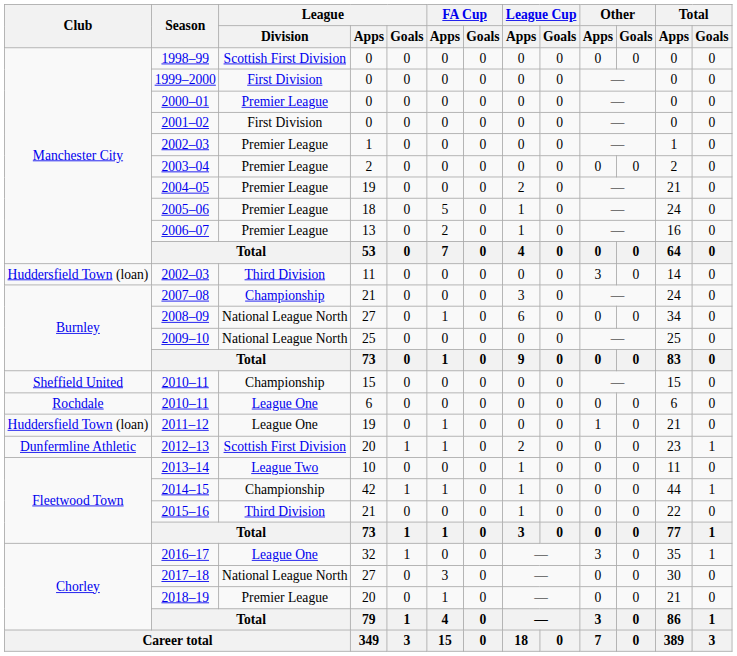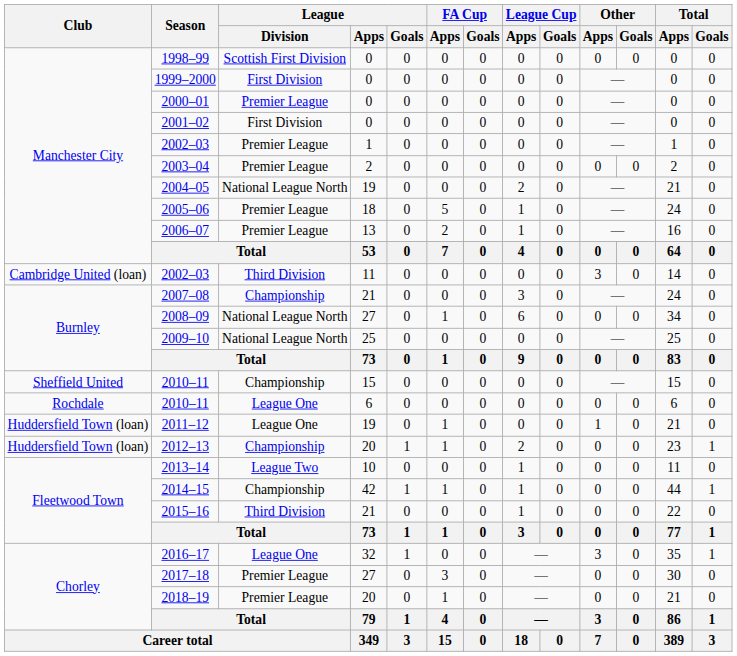(285, 187) Premier League -> (285, 187) National League North
(78, 274) Huddersfield Town (loan) -> (78, 274) Cambridge United (loan)
(78, 446) Dunfermline Athletic -> (78, 446) Huddersfield Town (loan)
(285, 446) Scottish First Division -> (285, 446) Championship
(285, 576) National League North -> (285, 576) Premier League
